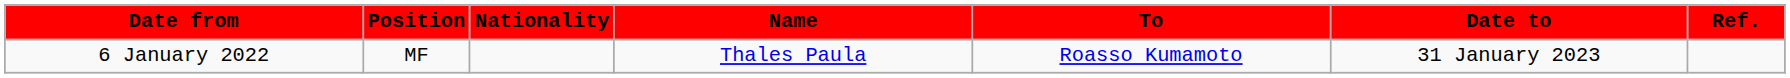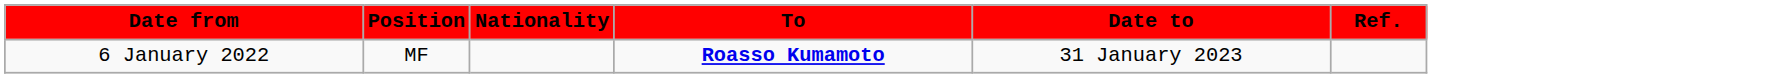- column: (793, 22)
(1151, 56) normal -> (793, 56) bold
